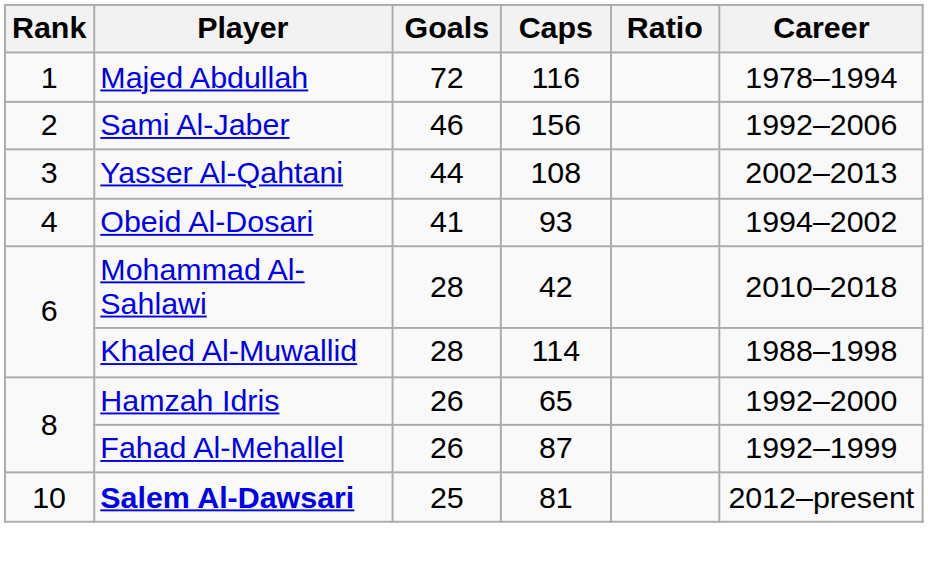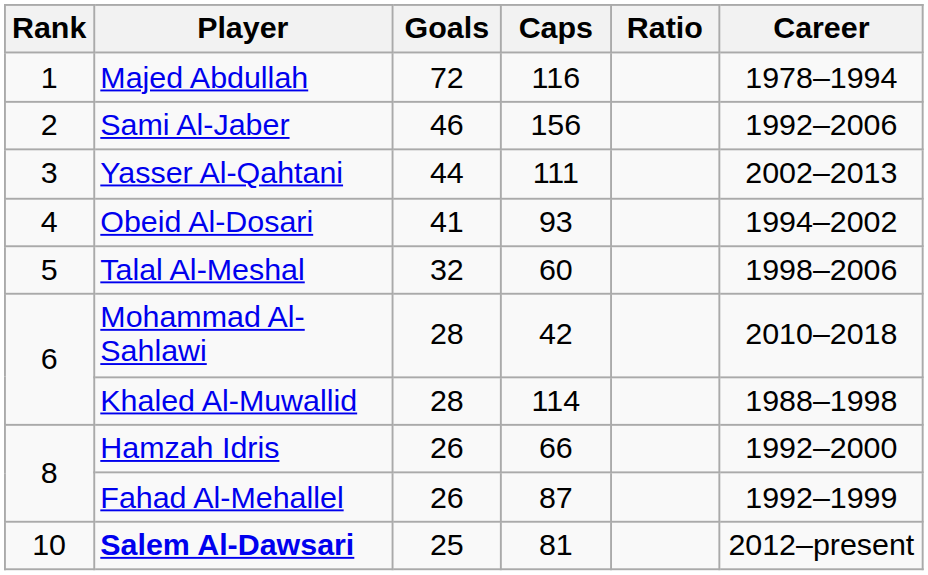(556, 173) 108 -> (556, 173) 111
+ row: (203, 269)
(556, 400) 65 -> (556, 448) 66
